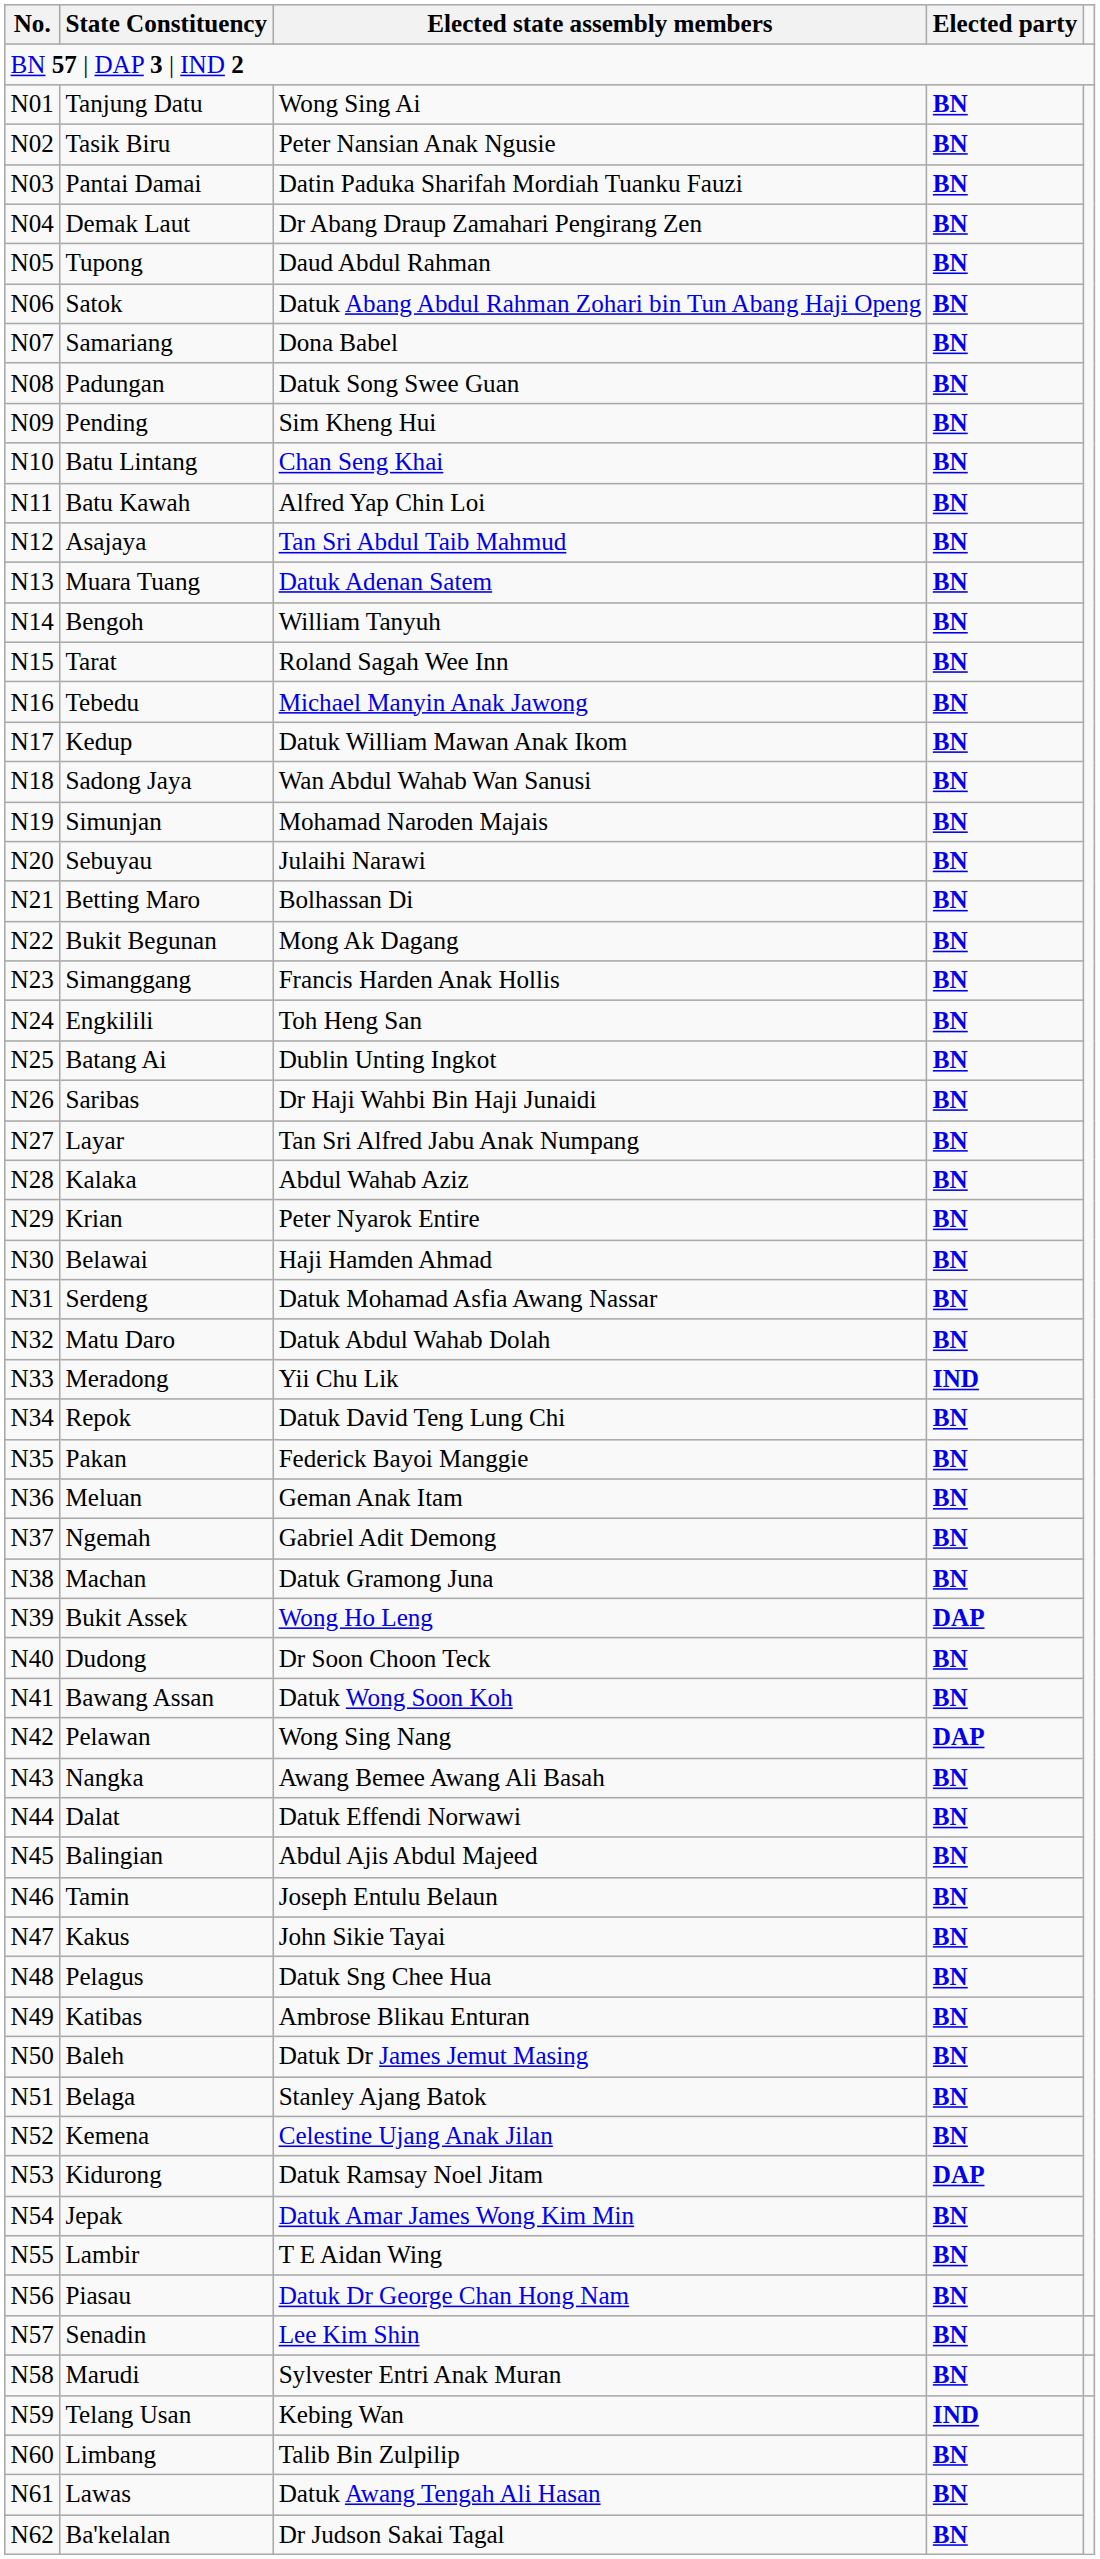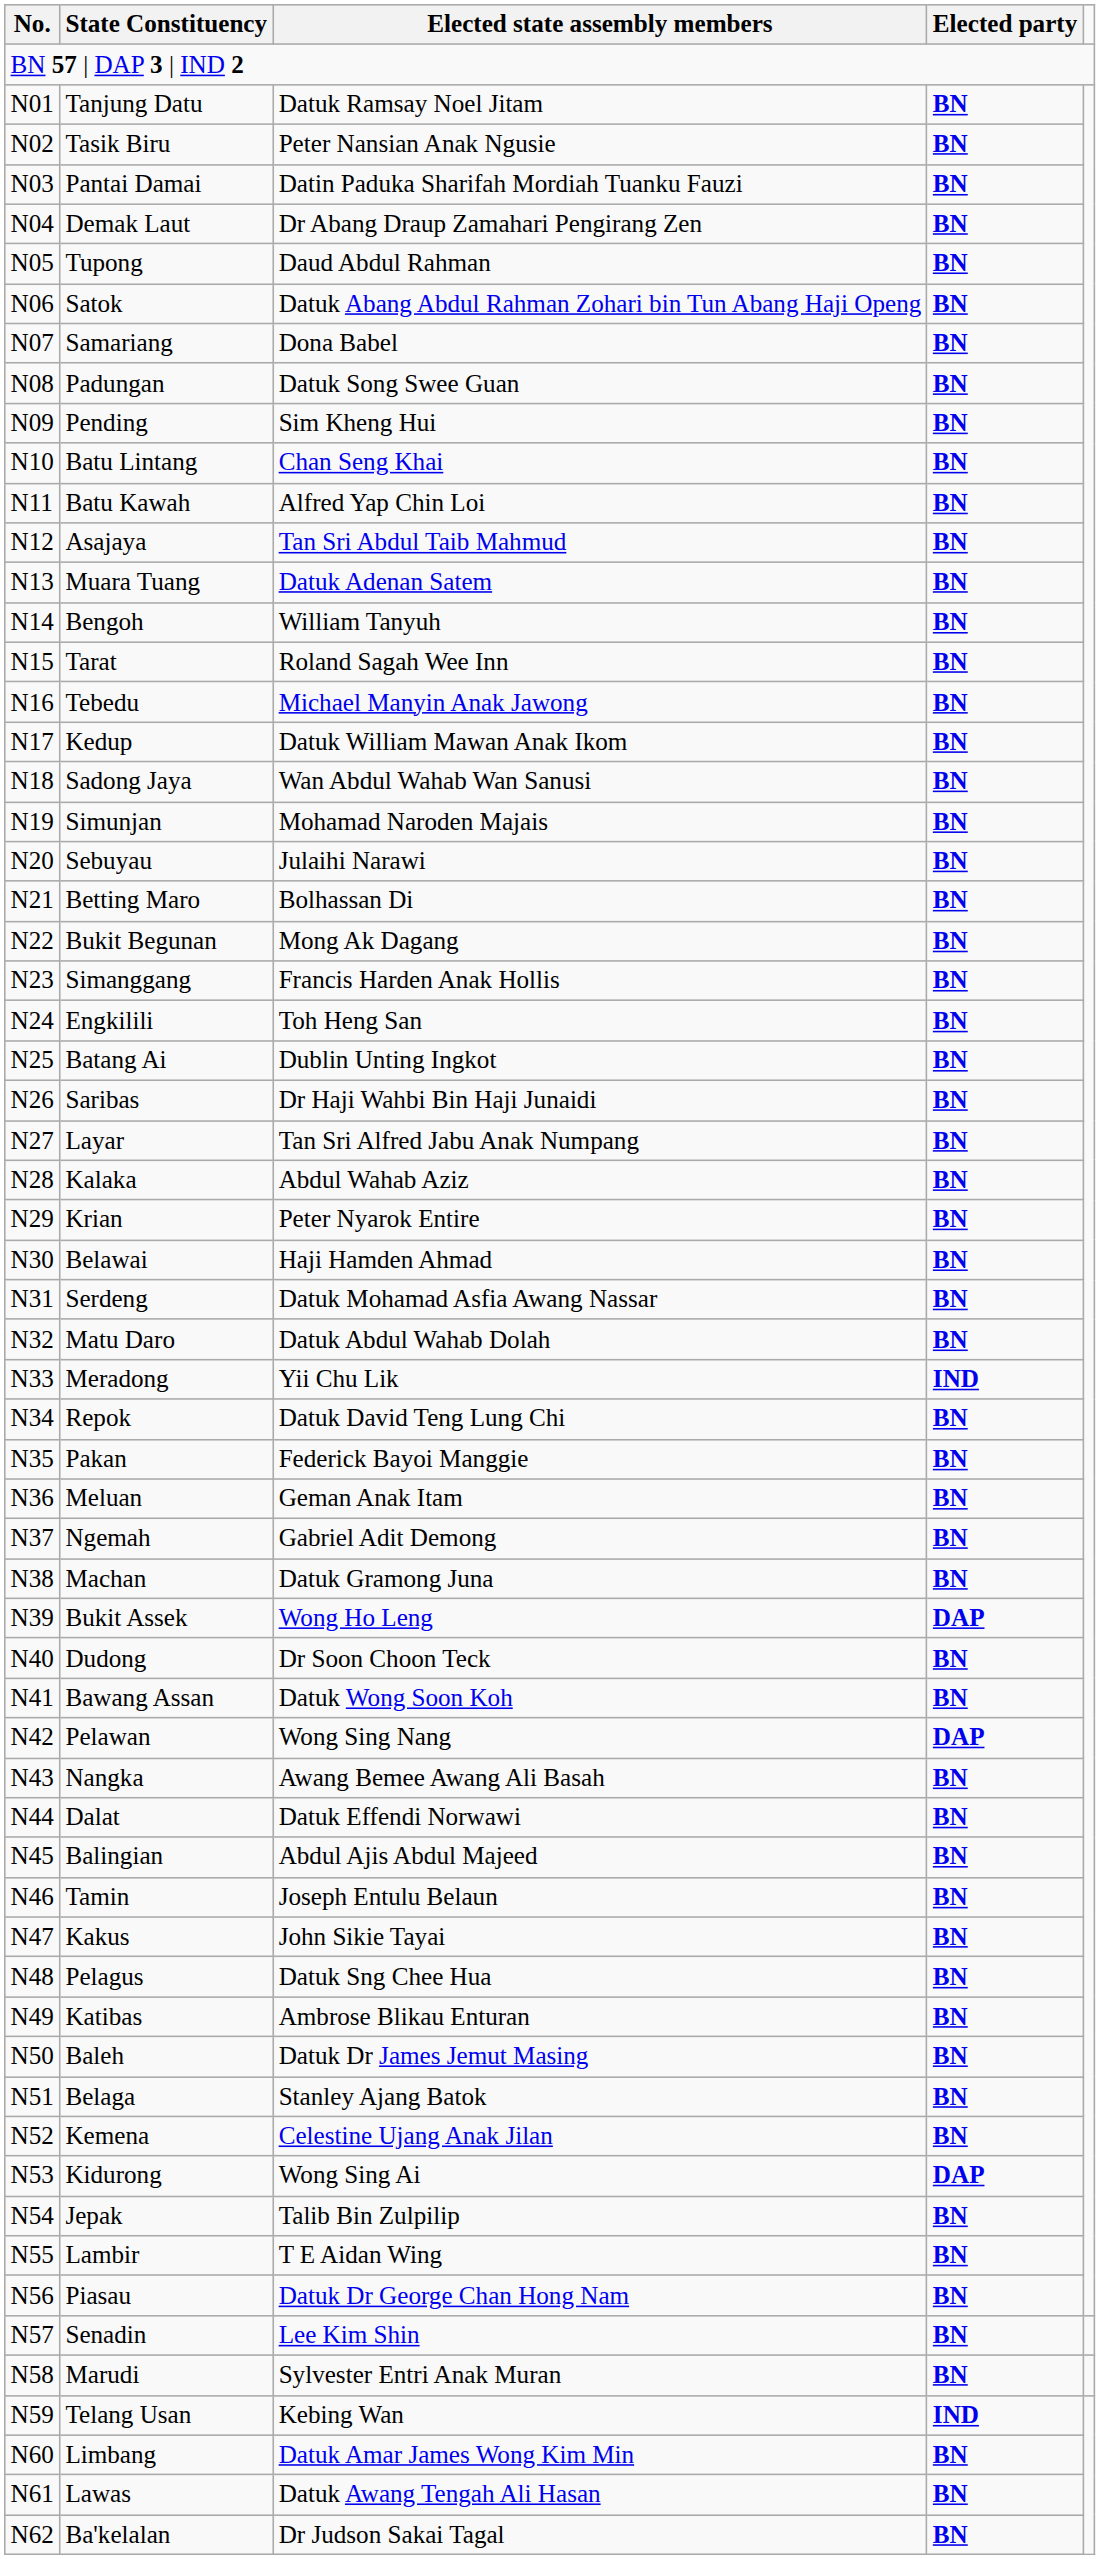(350, 104) Wong Sing Ai -> (411, 104) Datuk Ramsay Noel Jitam
(411, 2175) Datuk Ramsay Noel Jitam -> (350, 2175) Wong Sing Ai
(456, 2215) Datuk Amar James Wong Kim Min -> (369, 2215) Talib Bin Zulpilip
(369, 2454) Talib Bin Zulpilip -> (456, 2454) Datuk Amar James Wong Kim Min
